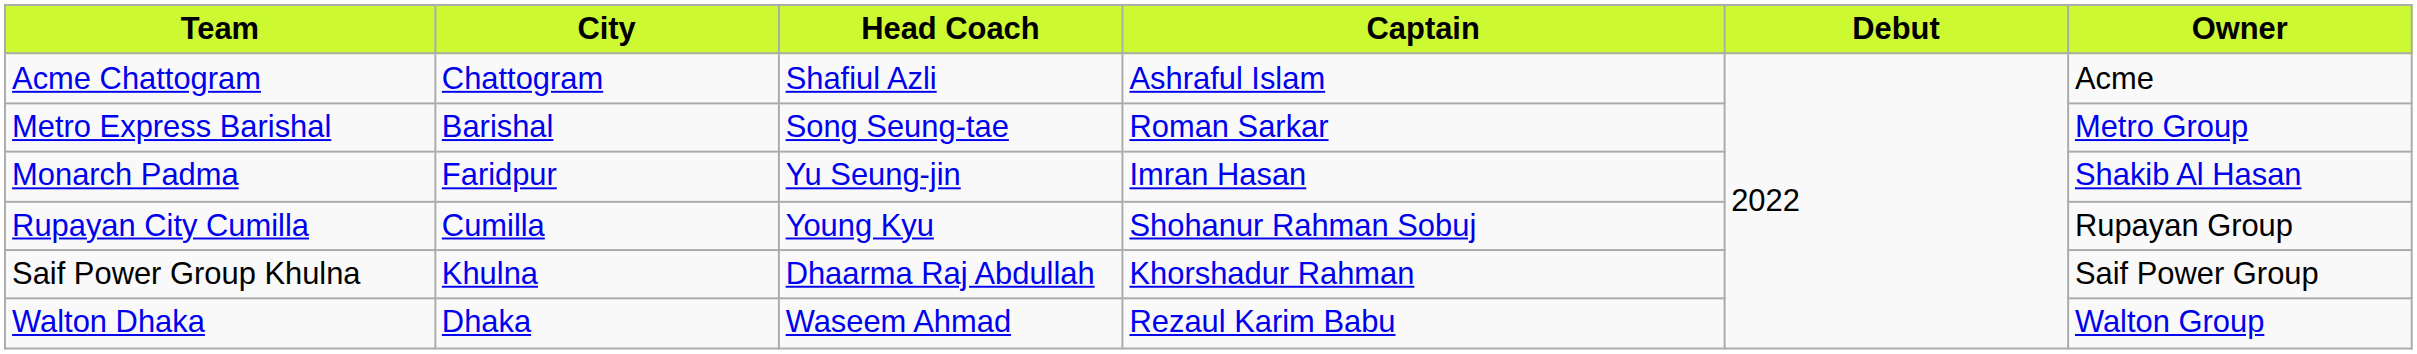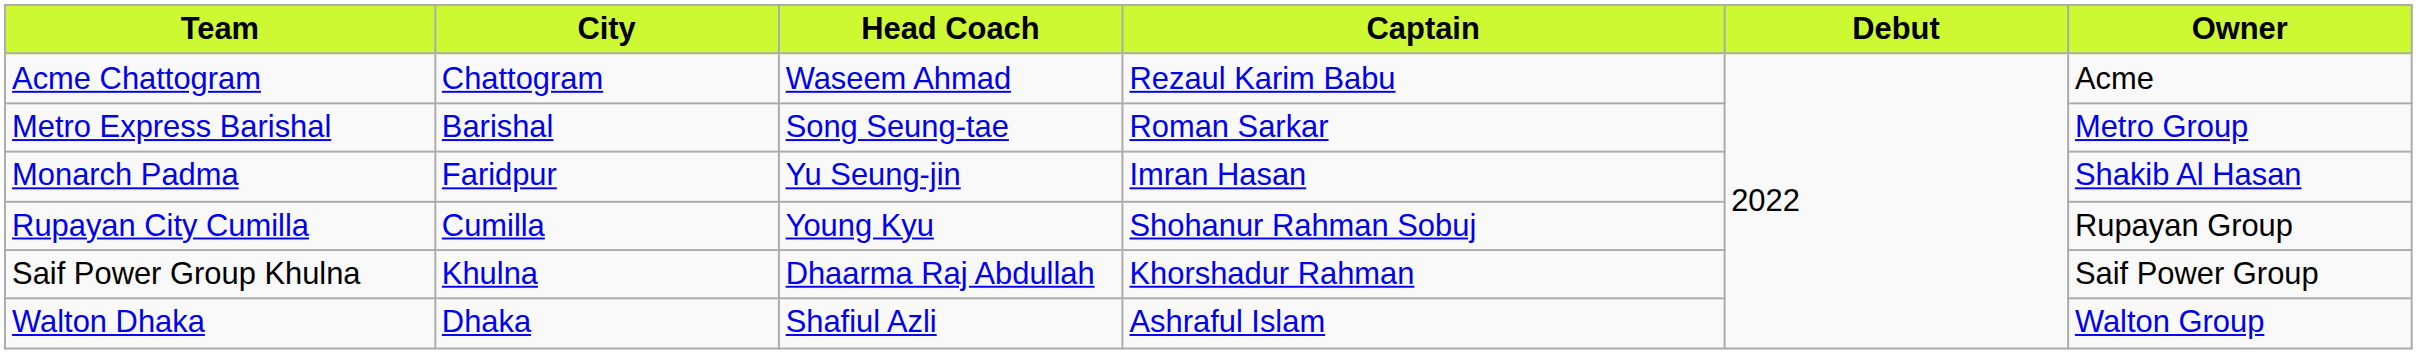(861, 77) Shafiul Azli -> (898, 77) Waseem Ahmad
(1227, 77) Ashraful Islam -> (1262, 77) Rezaul Karim Babu
(898, 322) Waseem Ahmad -> (861, 322) Shafiul Azli
(1262, 322) Rezaul Karim Babu -> (1227, 322) Ashraful Islam
